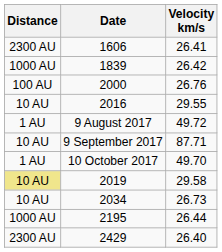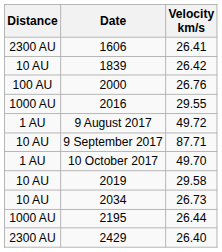(32, 66) 1000 AU -> (32, 66) 10 AU
(32, 104) 10 AU -> (32, 104) 1000 AU
(32, 181) khaki background -> (32, 181) no background
